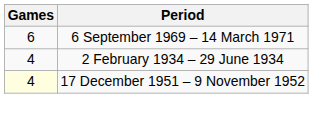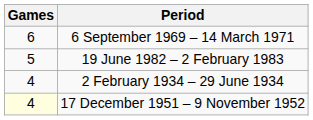+ row: (183, 59)
